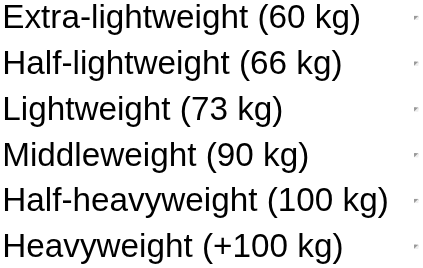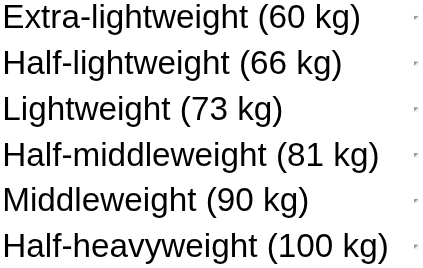+ row: (191, 154)
- row: (173, 246)
